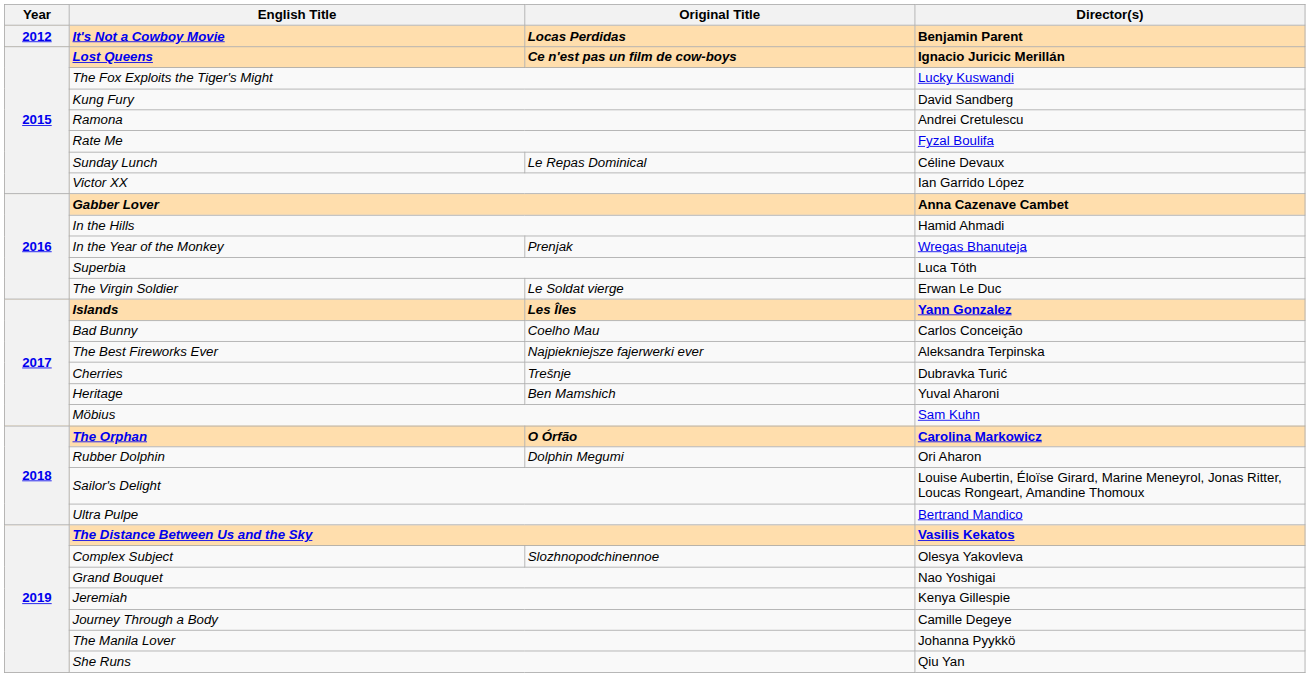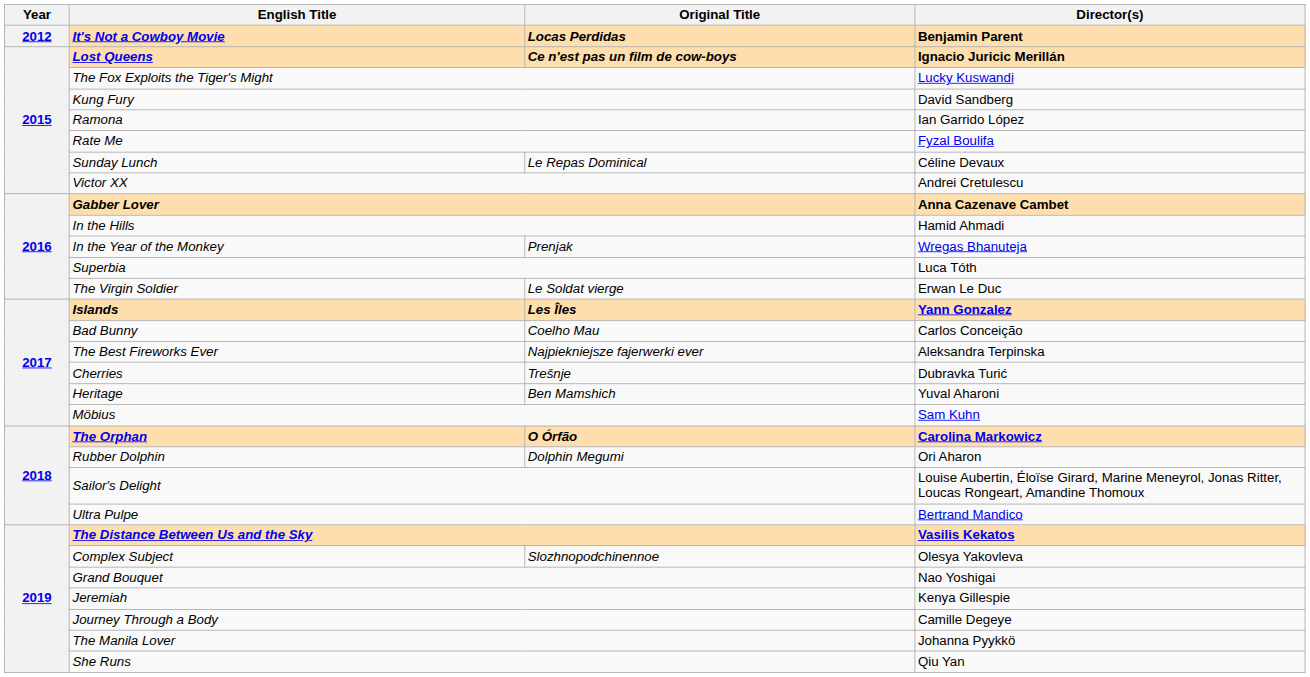(971, 120) Andrei Cretulescu -> (971, 120) Ian Garrido López
(971, 183) Ian Garrido López -> (971, 183) Andrei Cretulescu
